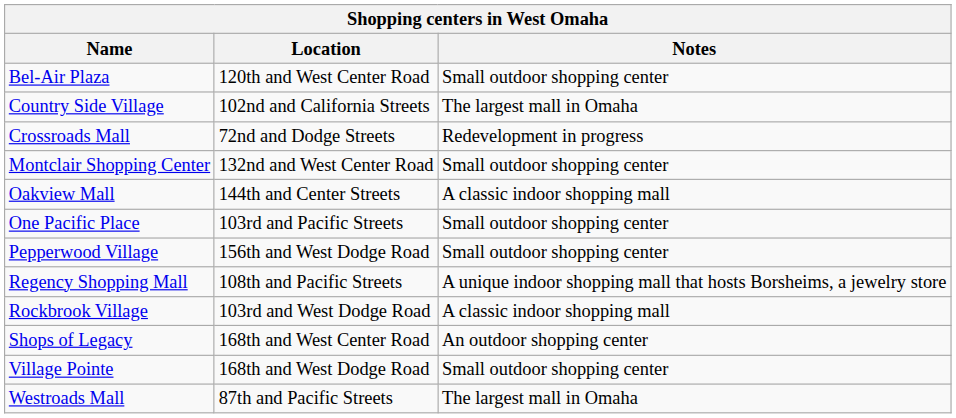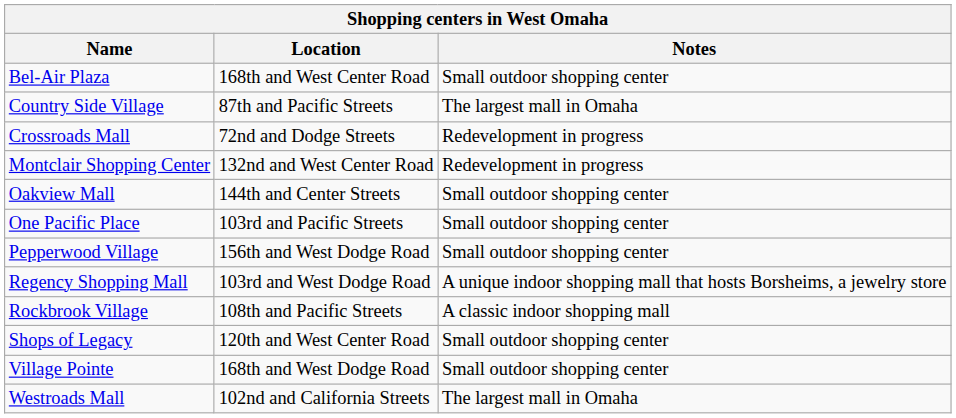(324, 77) 120th and West Center Road -> (324, 77) 168th and West Center Road
(324, 106) 102nd and California Streets -> (306, 106) 87th and Pacific Streets
(555, 164) Small outdoor shopping center -> (543, 164) Redevelopment in progress
(556, 194) A classic indoor shopping mall -> (555, 194) Small outdoor shopping center
(310, 281) 108th and Pacific Streets -> (325, 281) 103rd and West Dodge Road
(325, 310) 103rd and West Dodge Road -> (310, 310) 108th and Pacific Streets
(324, 340) 168th and West Center Road -> (324, 340) 120th and West Center Road
(545, 340) An outdoor shopping center -> (555, 340) Small outdoor shopping center
(306, 398) 87th and Pacific Streets -> (324, 398) 102nd and California Streets
